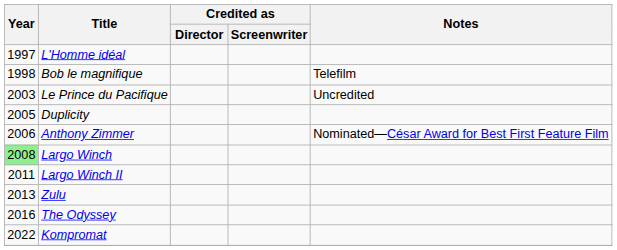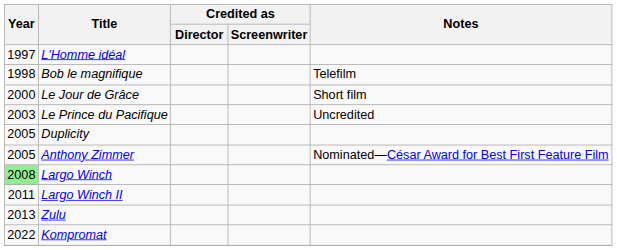+ row: (90, 94)
(21, 134) 2006 -> (21, 154) 2005
- row: (78, 214)
